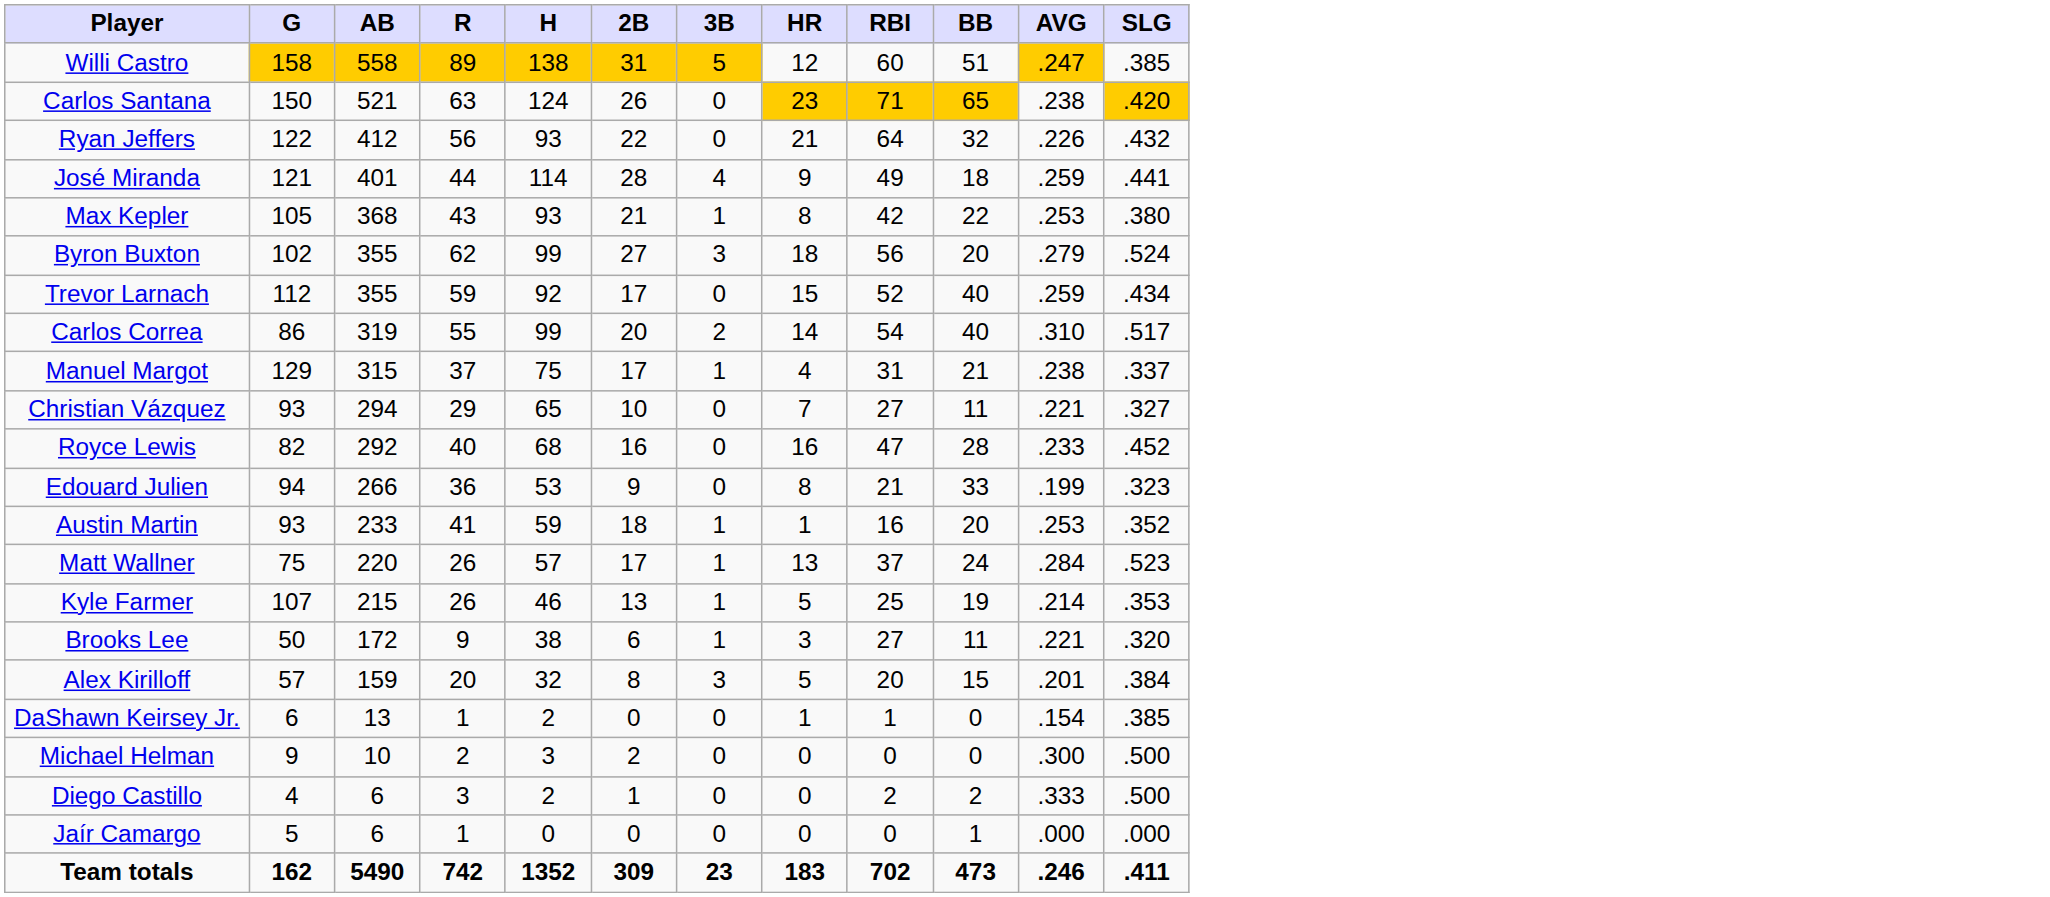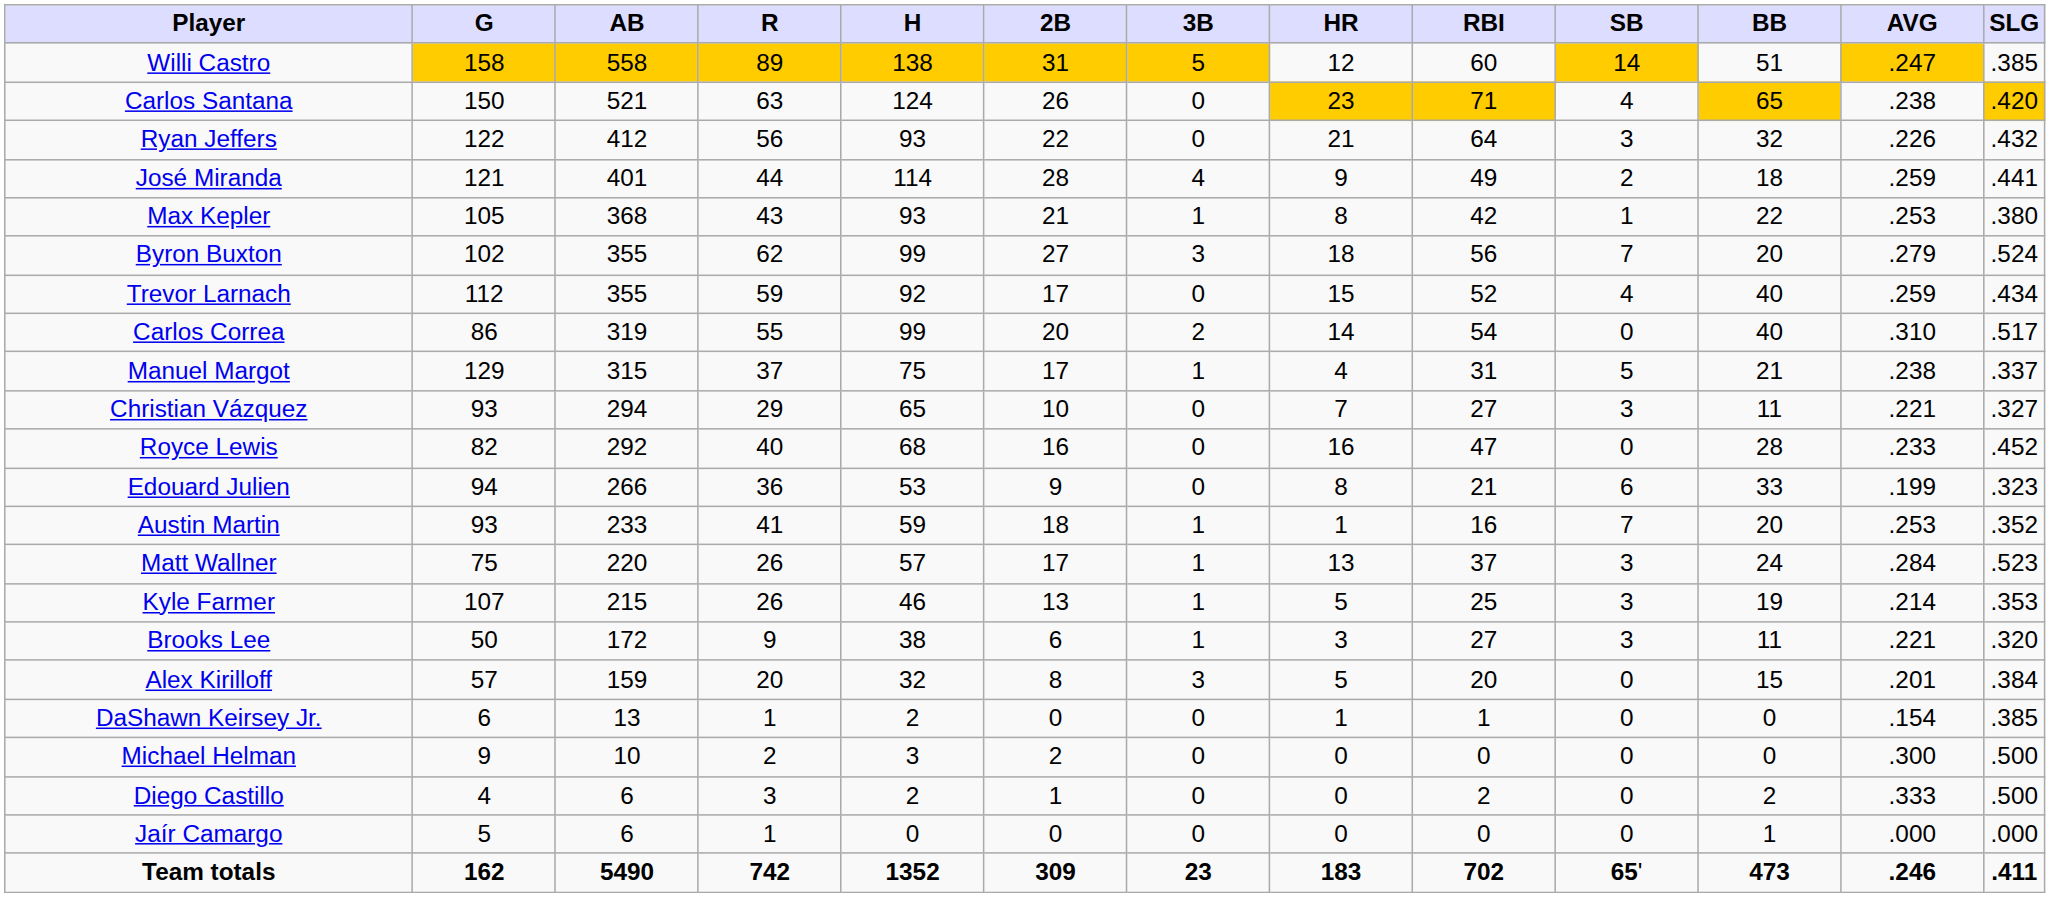+ column: (1627, 23)
